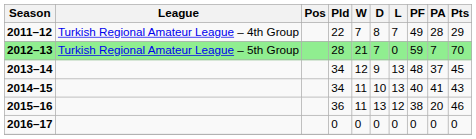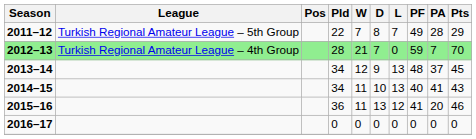(178, 32) Turkish Regional Amateur League – 4th Group -> (178, 32) Turkish Regional Amateur League – 5th Group
(178, 50) Turkish Regional Amateur League – 5th Group -> (178, 50) Turkish Regional Amateur League – 4th Group
(416, 106) 38 -> (416, 106) 41
